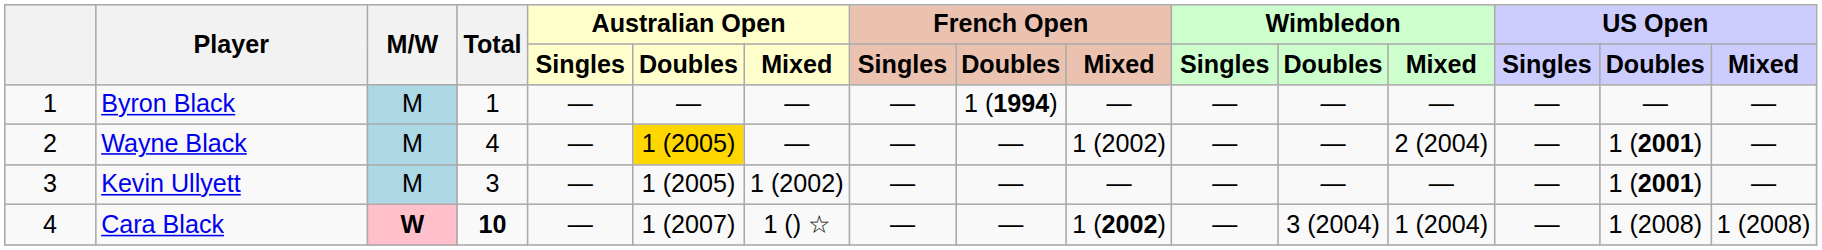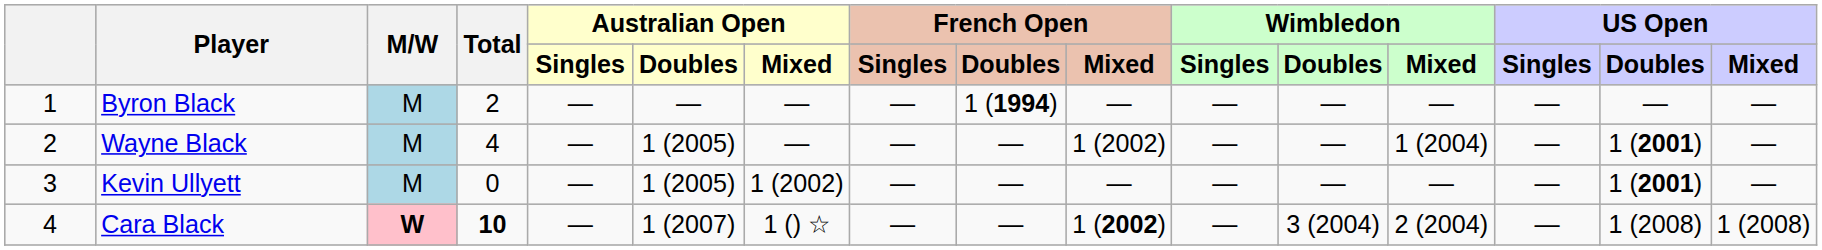(493, 104) 1 -> (493, 104) 2
(689, 143) gold background -> (689, 143) no background
(1441, 143) 2 (2004) -> (1441, 143) 1 (2004)
(493, 183) 3 -> (493, 183) 0
(1441, 224) 1 (2004) -> (1441, 224) 2 (2004)
